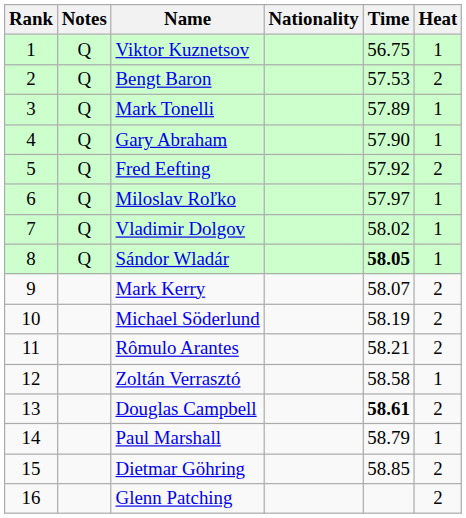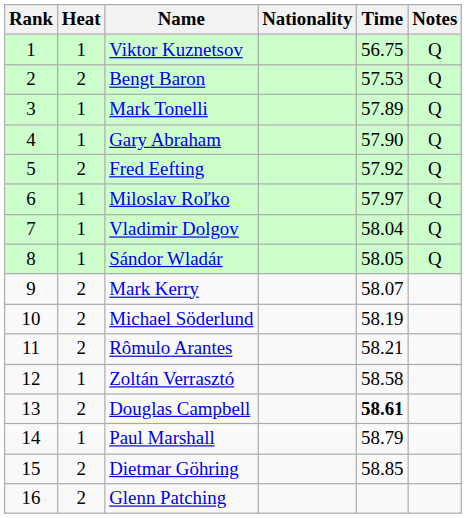columns swapped: (438, 19) <-> (84, 19)
(389, 229) 58.02 -> (382, 229) 58.04
(389, 259) bold -> (382, 259) normal
